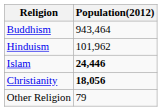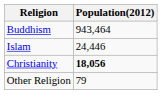- row: (28, 47)
(91, 64) bold -> (91, 47) normal
